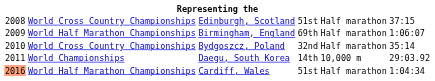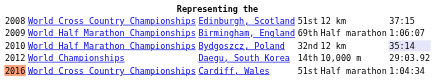(354, 21) Half marathon -> (333, 21) 12 km
(112, 46) World Cross Country Championships -> (112, 46) World Half Marathon Championships
(354, 46) Half marathon -> (333, 46) 12 km
(402, 46) no background -> (402, 46) lavender background
(15, 58) 2011 -> (15, 58) 2012
(112, 71) World Half Marathon Championships -> (112, 71) World Cross Country Championships
